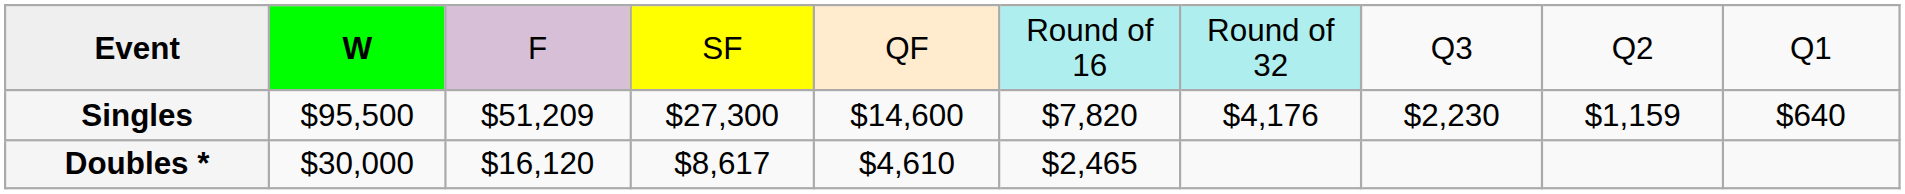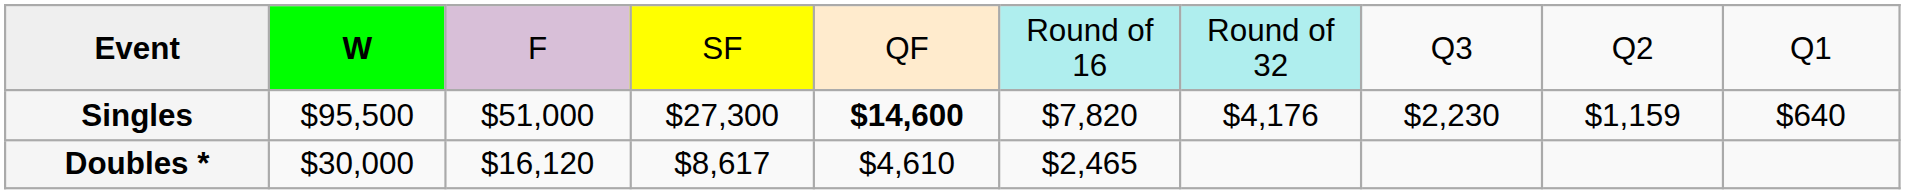(538, 115) $51,209 -> (538, 115) $51,000
(907, 115) normal -> (907, 115) bold
